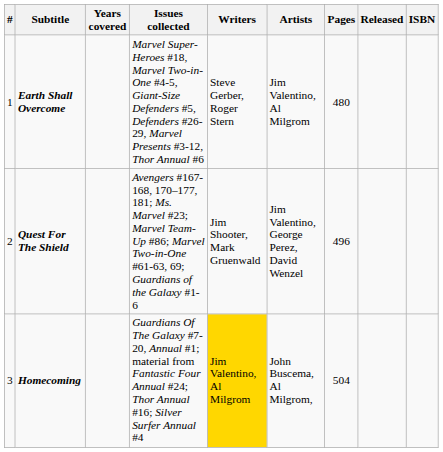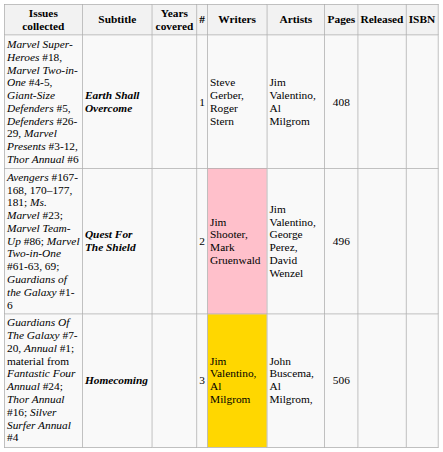columns swapped: (10, 19) <-> (168, 19)
(341, 101) 480 -> (341, 101) 408
(235, 241) no background -> (235, 241) pink background
(341, 380) 504 -> (341, 380) 506
